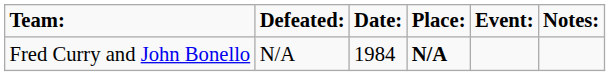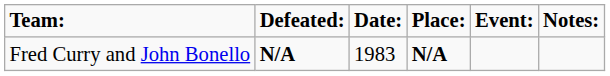(277, 53) normal -> (277, 53) bold
(375, 53) 1984 -> (375, 53) 1983
